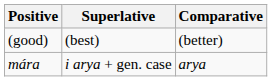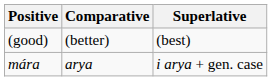columns swapped: (221, 16) <-> (118, 16)
